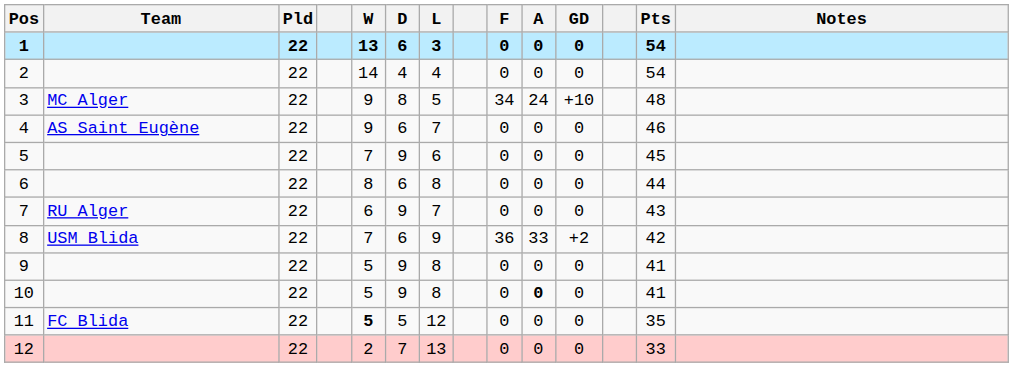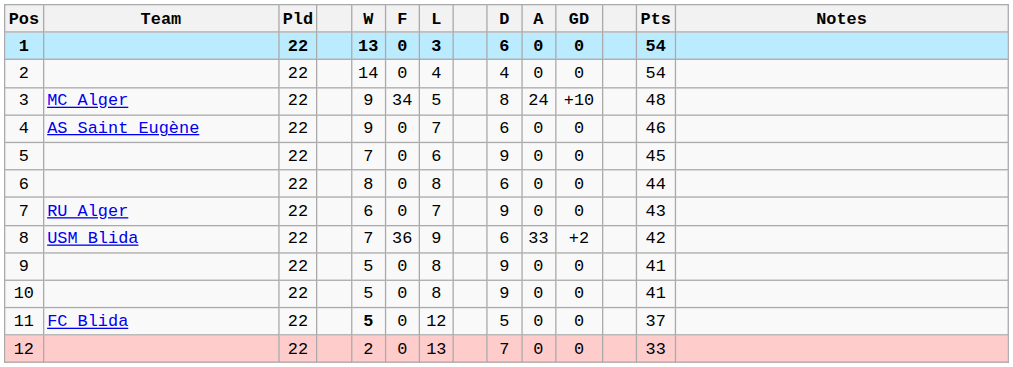columns swapped: (402, 18) <-> (504, 18)
(538, 294) bold -> (538, 294) normal
(656, 321) 35 -> (656, 321) 37
